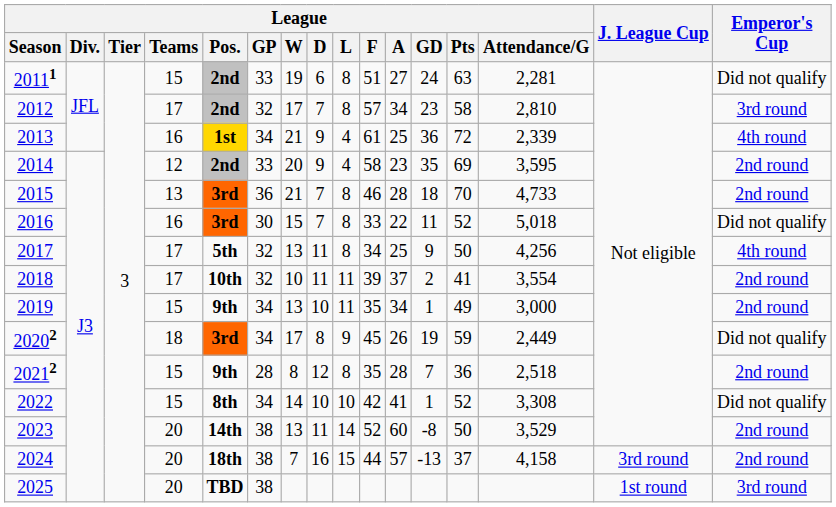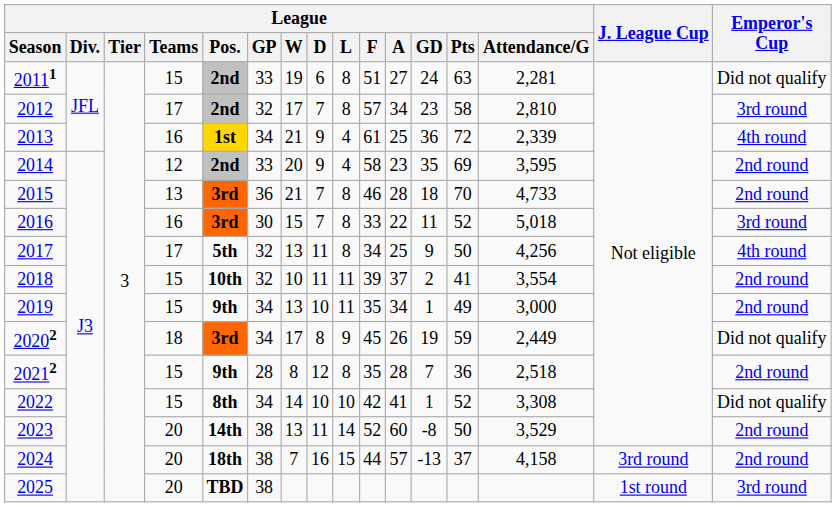(772, 222) Did not qualify -> (772, 222) 3rd round
(174, 279) 17 -> (174, 279) 15
